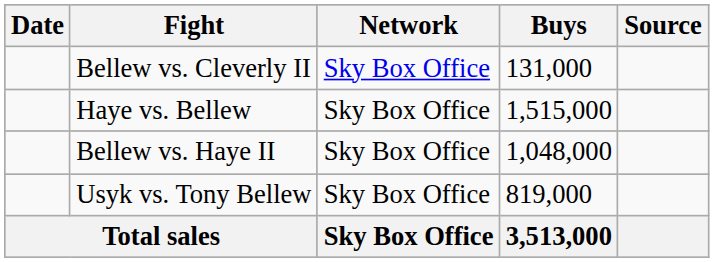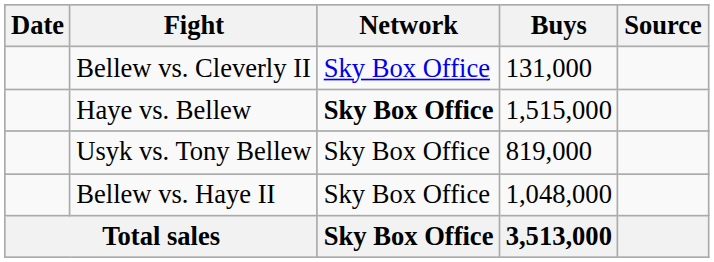(407, 109) normal -> (409, 109) bold
rows swapped: (176, 151) <-> (194, 194)
